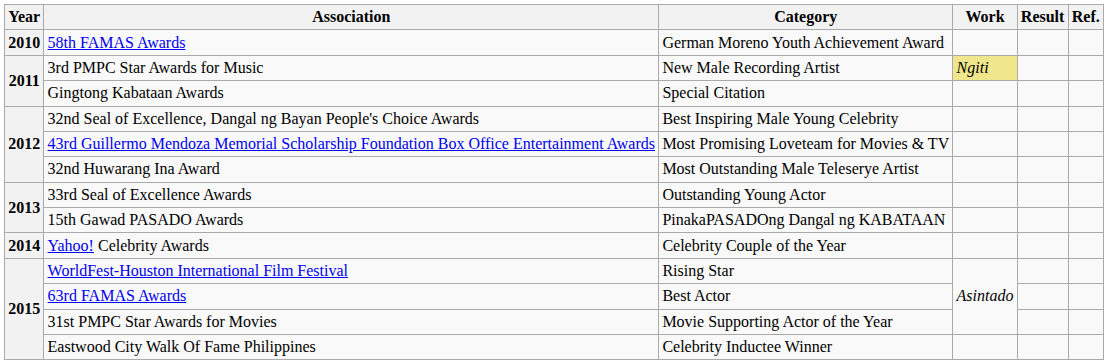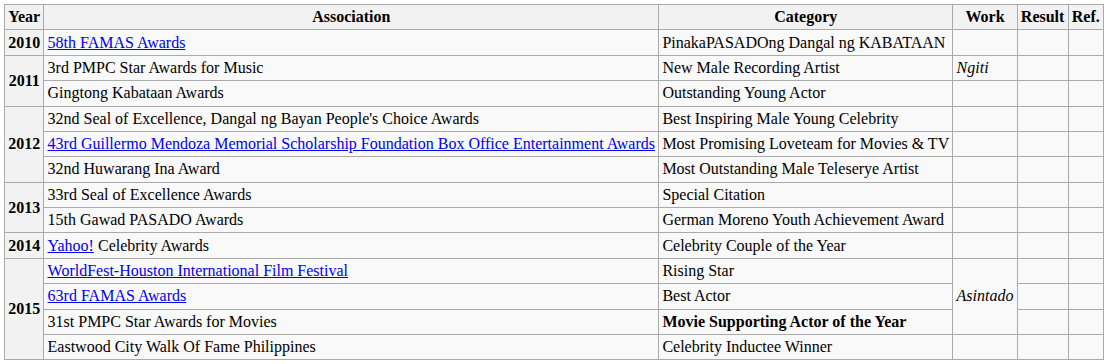(803, 42) German Moreno Youth Achievement Award -> (804, 42) PinakaPASADOng Dangal ng KABATAAN
(973, 67) khaki background -> (973, 67) no background
(714, 93) Special Citation -> (744, 93) Outstanding Young Actor
(744, 194) Outstanding Young Actor -> (714, 194) Special Citation
(804, 220) PinakaPASADOng Dangal ng KABATAAN -> (803, 220) German Moreno Youth Achievement Award
(777, 321) normal -> (784, 321) bold
